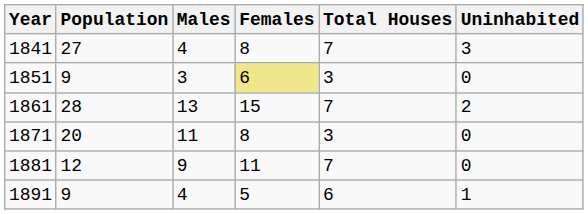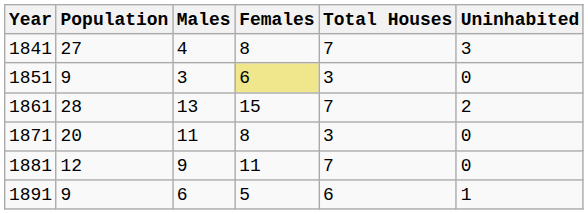(182, 195) 4 -> (182, 195) 6
